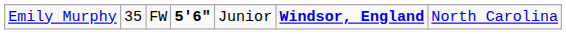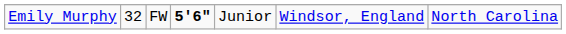(133, 17) 35 -> (133, 17) 32
(352, 17) bold -> (352, 17) normal
